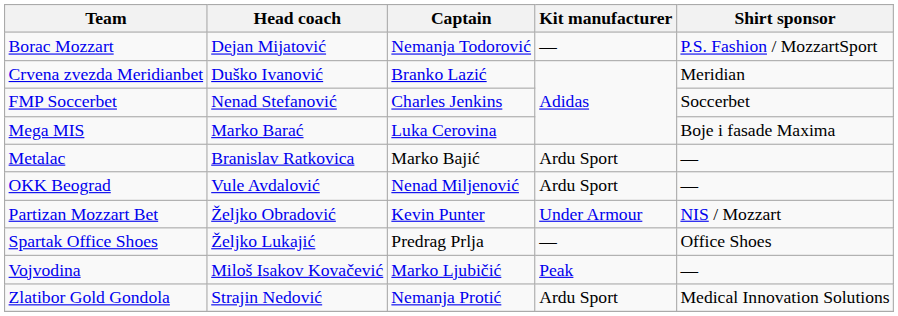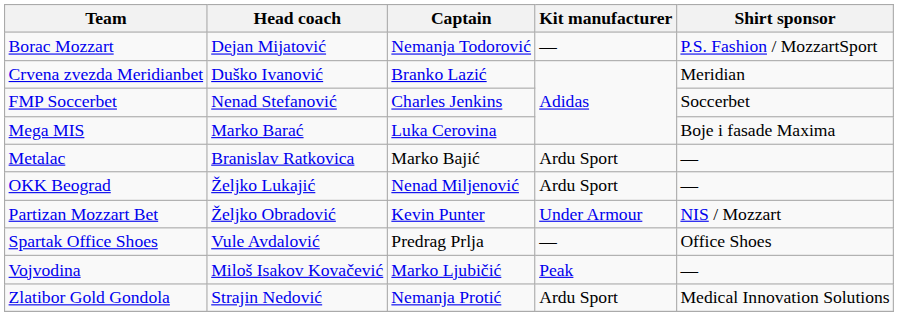(266, 185) Vule Avdalović -> (263, 185) Željko Lukajić
(263, 241) Željko Lukajić -> (266, 241) Vule Avdalović
